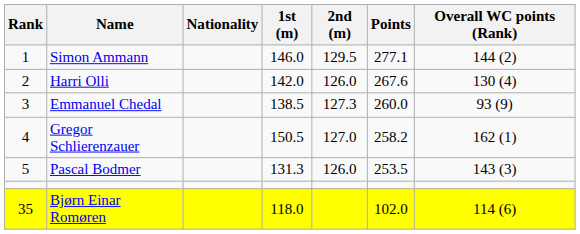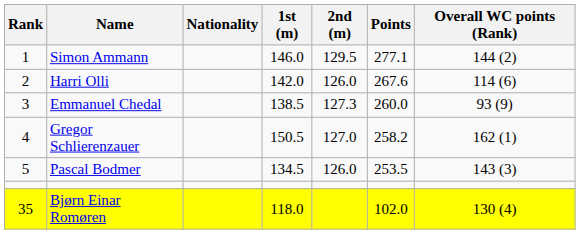(495, 81) 130 (4) -> (495, 81) 114 (6)
(287, 169) 131.3 -> (287, 169) 134.5
(495, 208) 114 (6) -> (495, 208) 130 (4)
